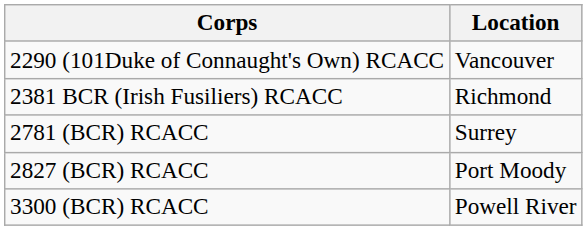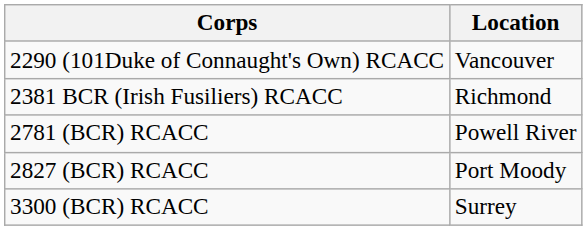(486, 133) Surrey -> (516, 133) Powell River
(516, 206) Powell River -> (486, 206) Surrey
